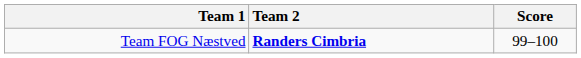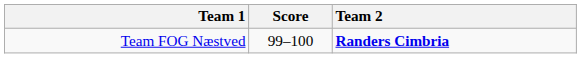columns swapped: (535, 16) <-> (276, 16)
